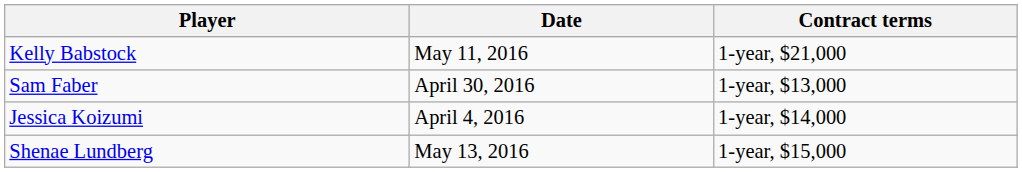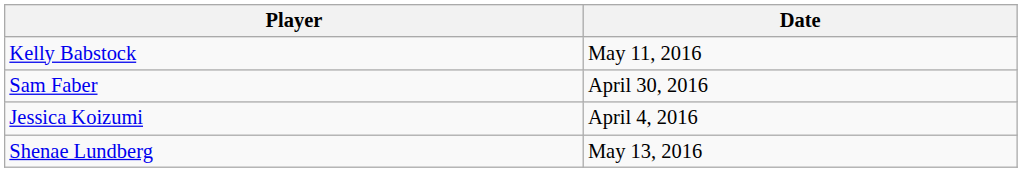- column: (865, 20)
